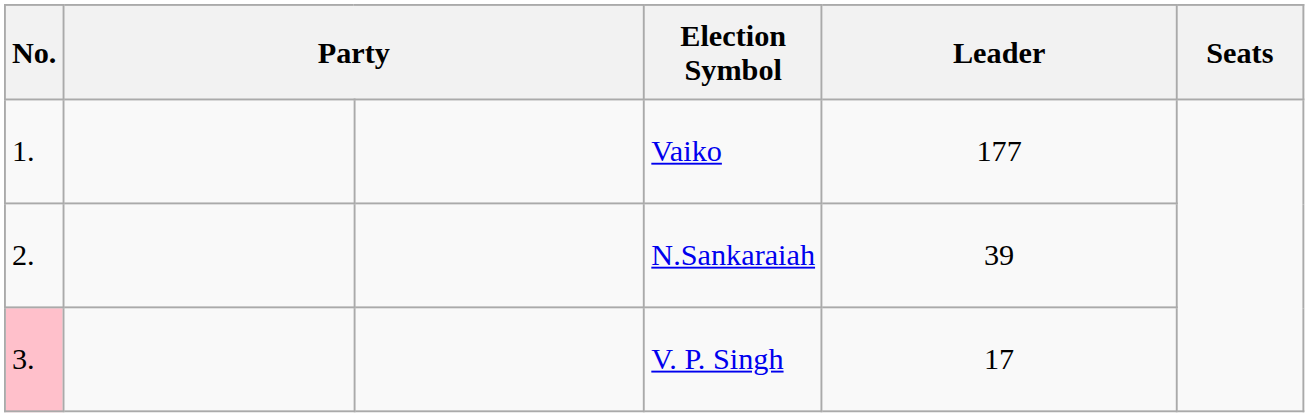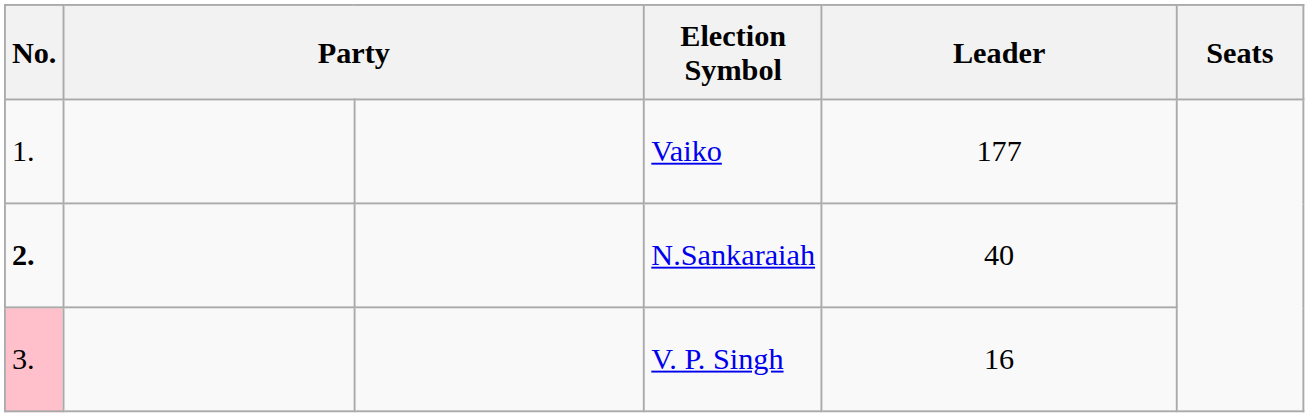(23, 254) normal -> (23, 254) bold
(999, 254) 39 -> (999, 254) 40
(999, 358) 17 -> (999, 358) 16
